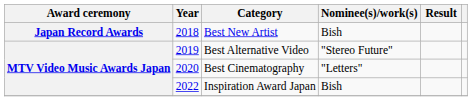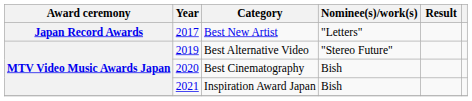(187, 31) 2018 -> (187, 31) 2017
(332, 31) Bish -> (342, 31) "Letters"
(342, 68) "Letters" -> (332, 68) Bish
(187, 86) 2022 -> (187, 86) 2021
